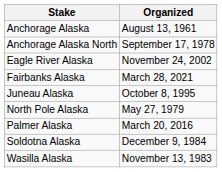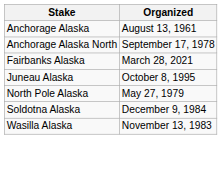- row: (50, 61)
- row: (39, 126)
